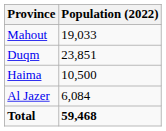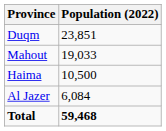rows swapped: (23, 55) <-> (27, 34)
